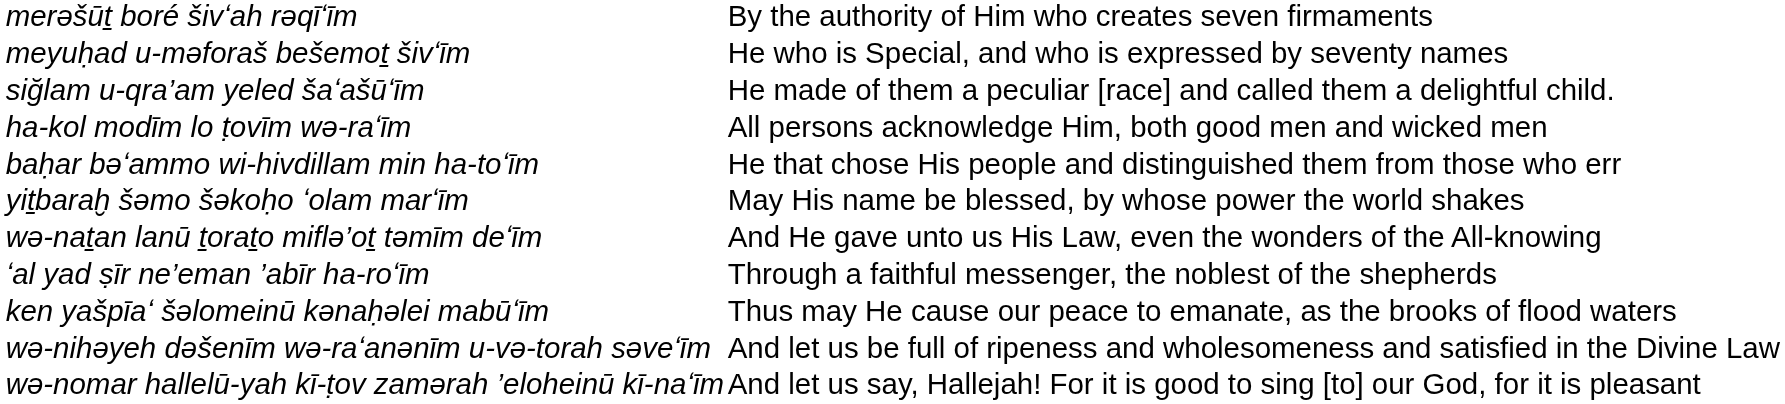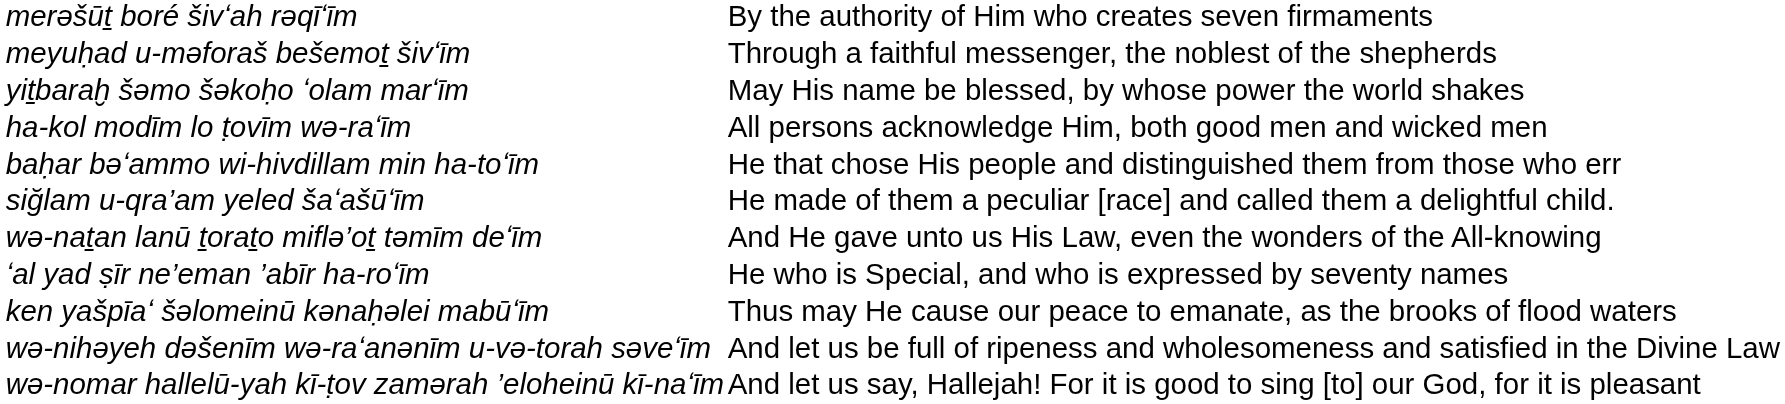(1118, 54) He who is Special, and who is expressed by seventy names -> (1112, 54) Through a faithful messenger, the noblest of the shepherds
rows swapped: (237, 201) <-> (215, 90)
(1112, 274) Through a faithful messenger, the noblest of the shepherds -> (1118, 274) He who is Special, and who is expressed by seventy names
